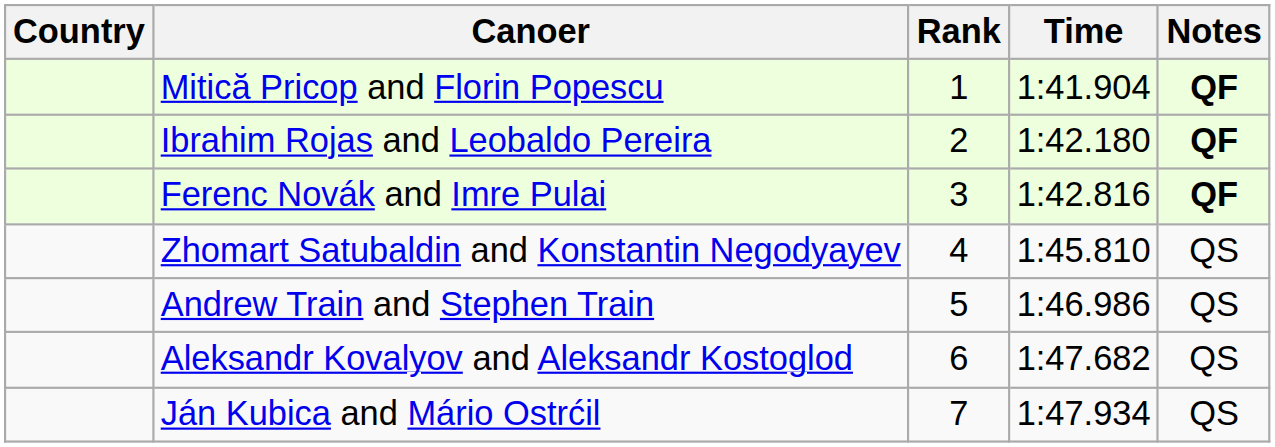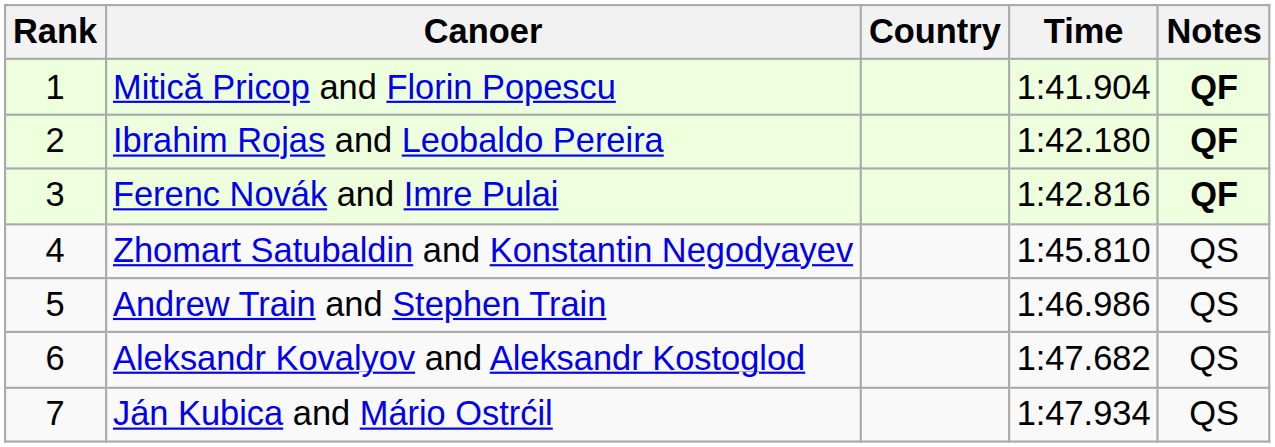columns swapped: (959, 31) <-> (79, 31)
